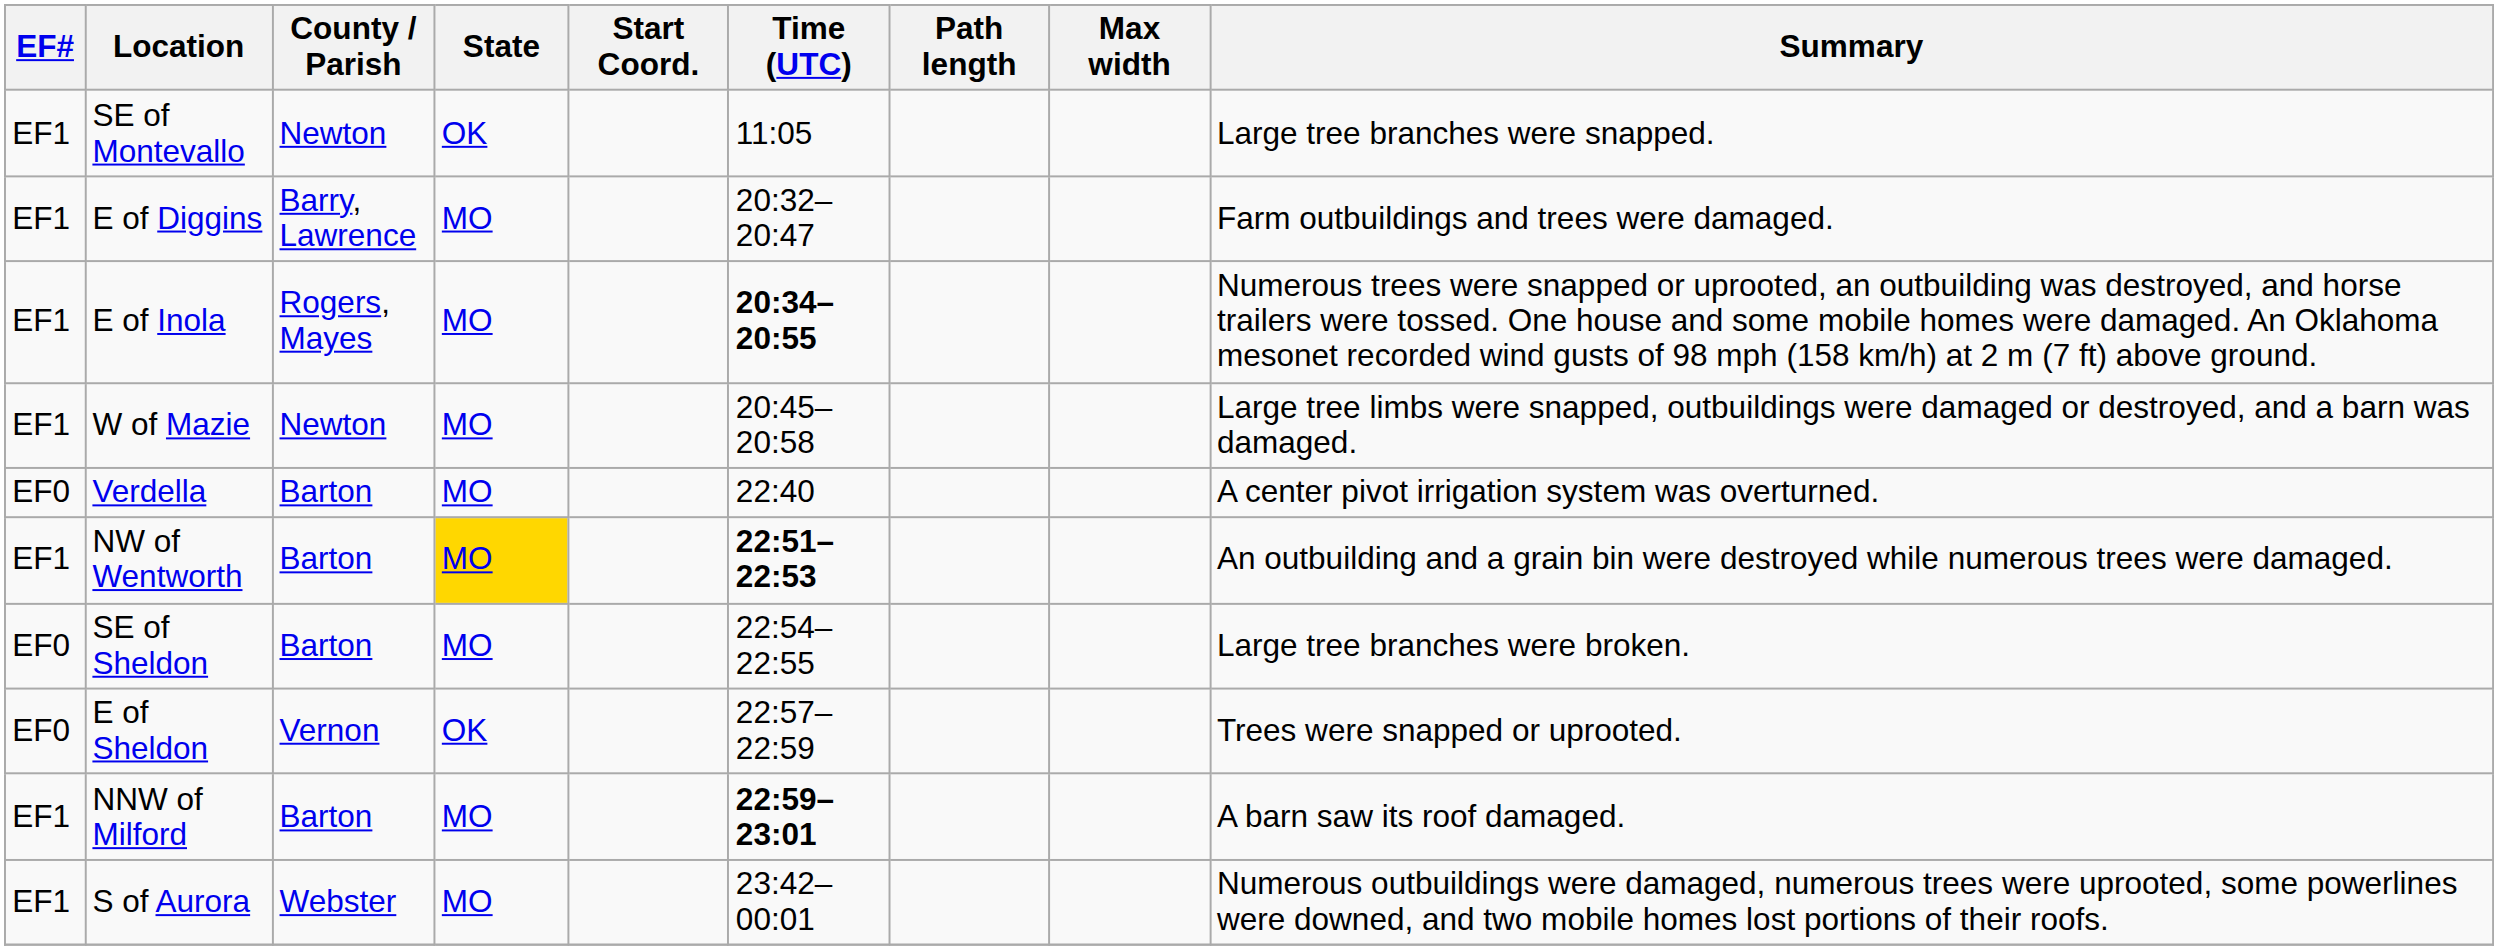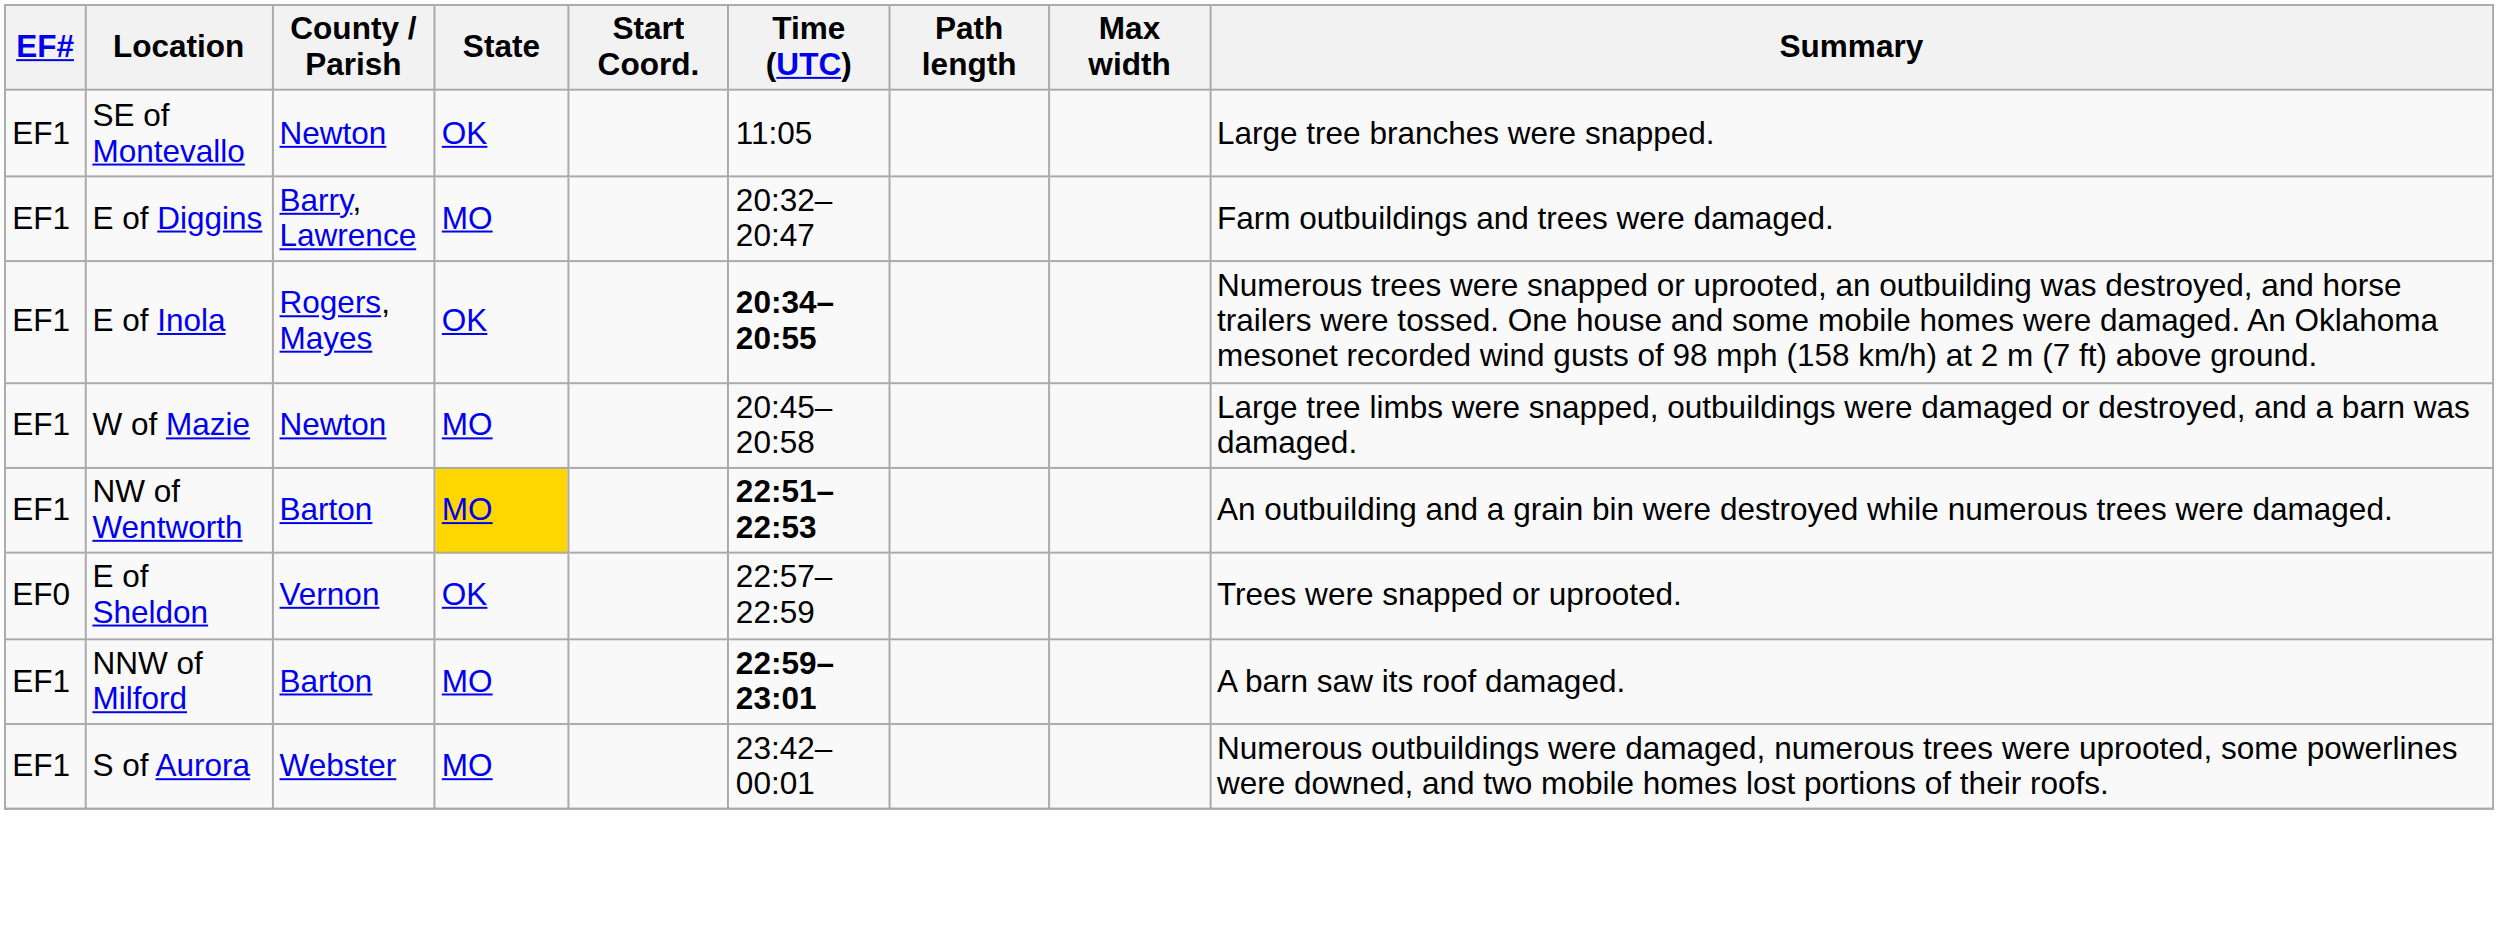(467, 321) MO -> (465, 321) OK
- row: (149, 492)
- row: (150, 645)
